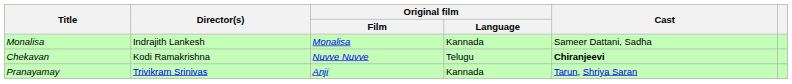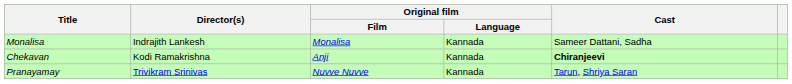(341, 57) Nuvve Nuvve -> (320, 57) Anji
(460, 57) Telugu -> (465, 57) Kannada
(320, 72) Anji -> (341, 72) Nuvve Nuvve
